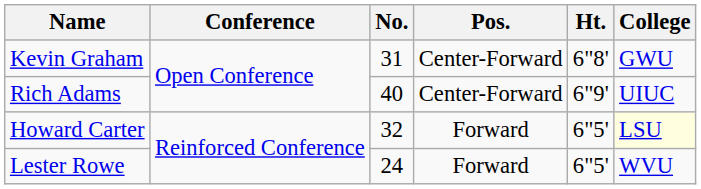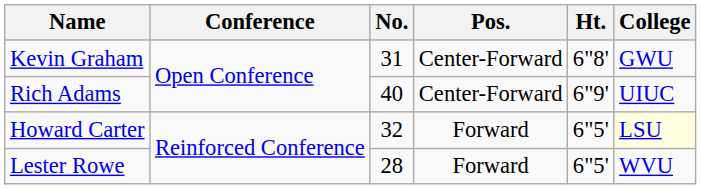(392, 165) 24 -> (392, 165) 28
